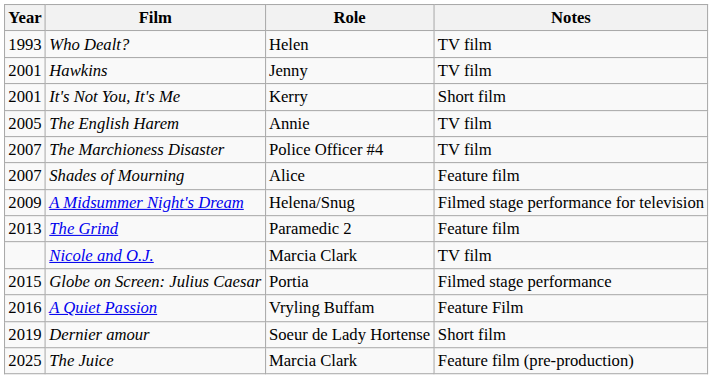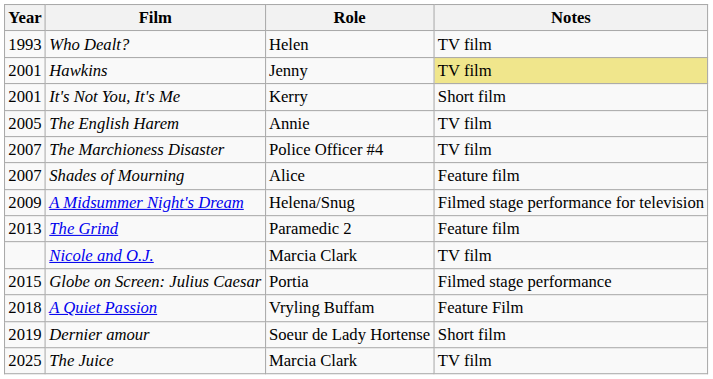(465, 70) no background -> (465, 70) khaki background
(25, 307) 2016 -> (25, 307) 2018
(536, 360) Feature film (pre-production) -> (465, 360) TV film
